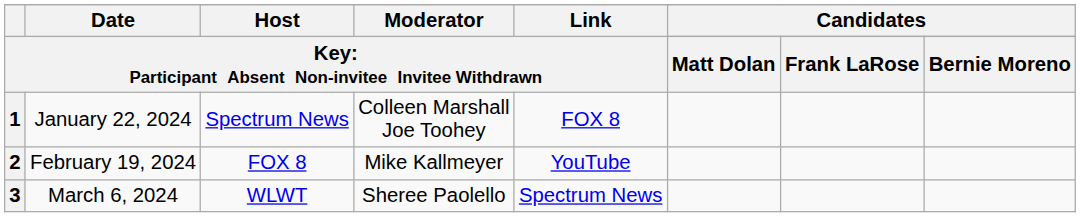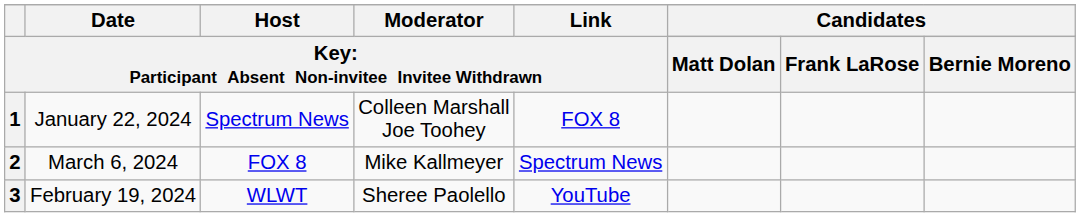(113, 163) February 19, 2024 -> (113, 163) March 6, 2024
(591, 163) YouTube -> (591, 163) Spectrum News
(113, 195) March 6, 2024 -> (113, 195) February 19, 2024
(591, 195) Spectrum News -> (591, 195) YouTube
